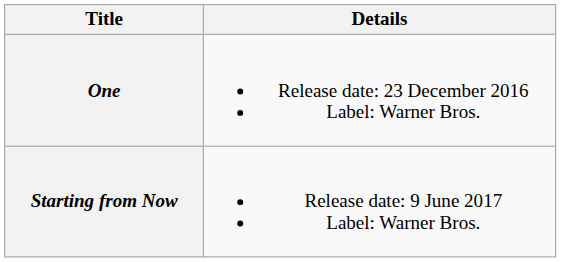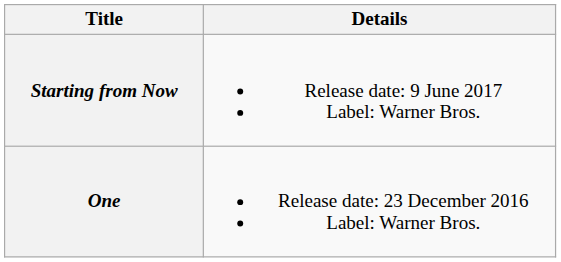rows swapped: (104, 90) <-> (104, 201)
